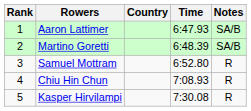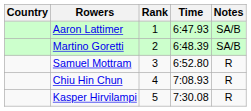columns swapped: (20, 13) <-> (147, 13)
